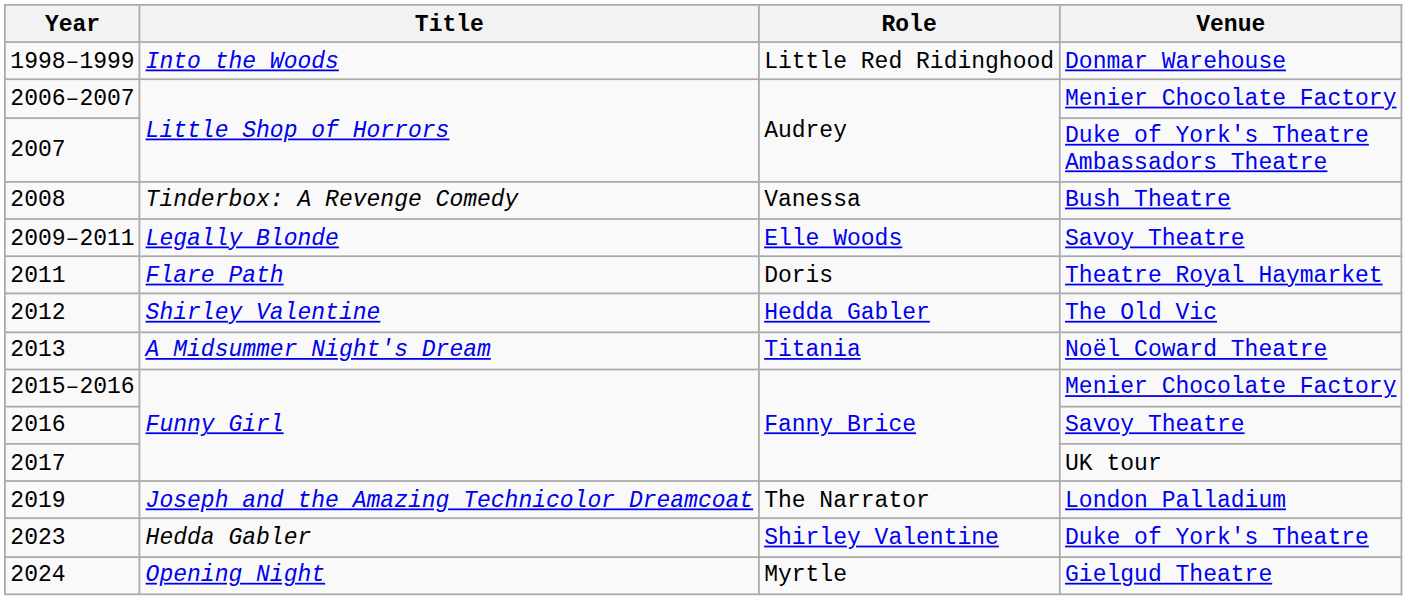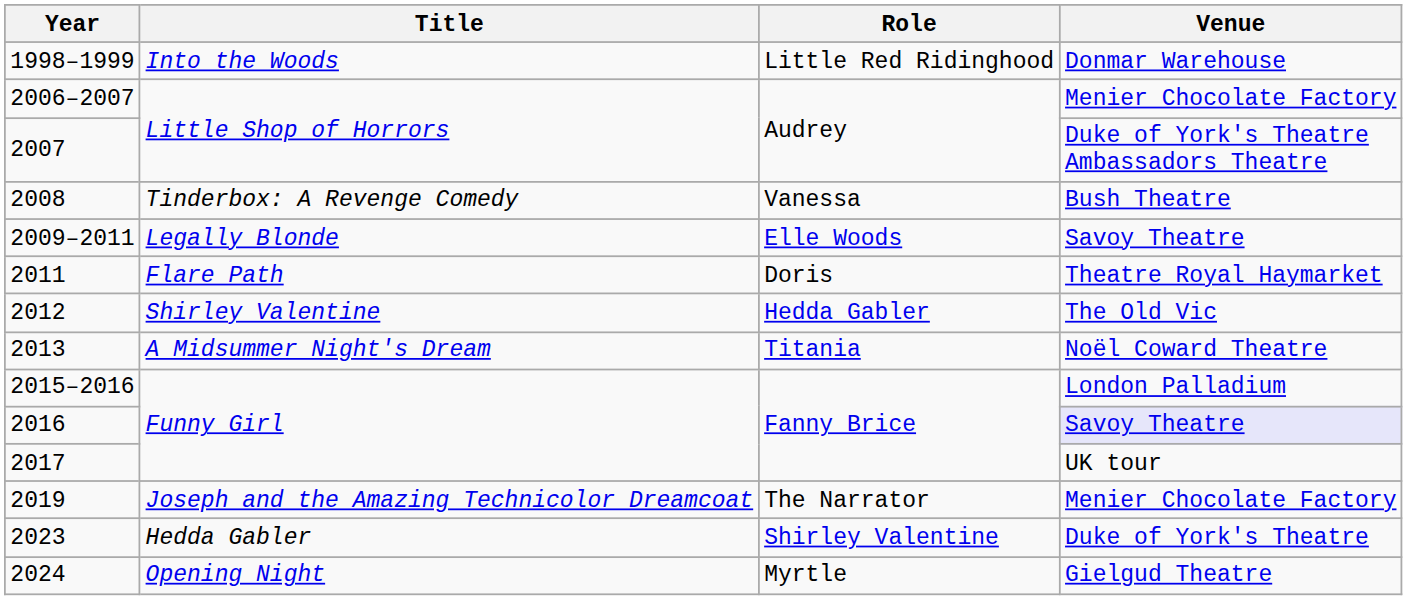(1231, 388) Menier Chocolate Factory -> (1176, 388) London Palladium
(1155, 425) no background -> (1155, 425) lavender background
(1176, 500) London Palladium -> (1231, 500) Menier Chocolate Factory
